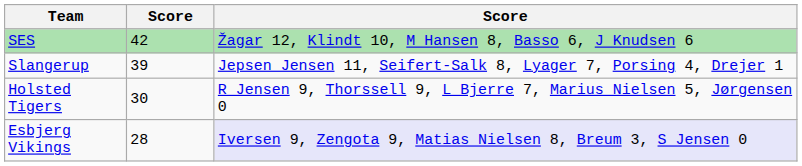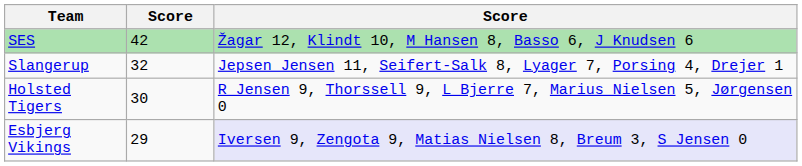(139, 65) 39 -> (139, 65) 32
(139, 140) 28 -> (139, 140) 29
